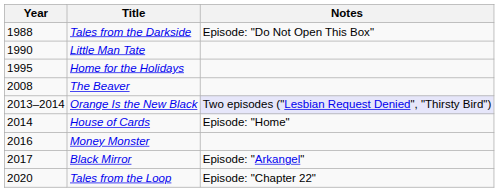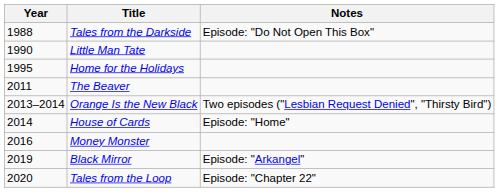(20, 86) 2008 -> (19, 86) 2011
(347, 104) lavender background -> (347, 104) no background
(20, 159) 2017 -> (20, 159) 2019
